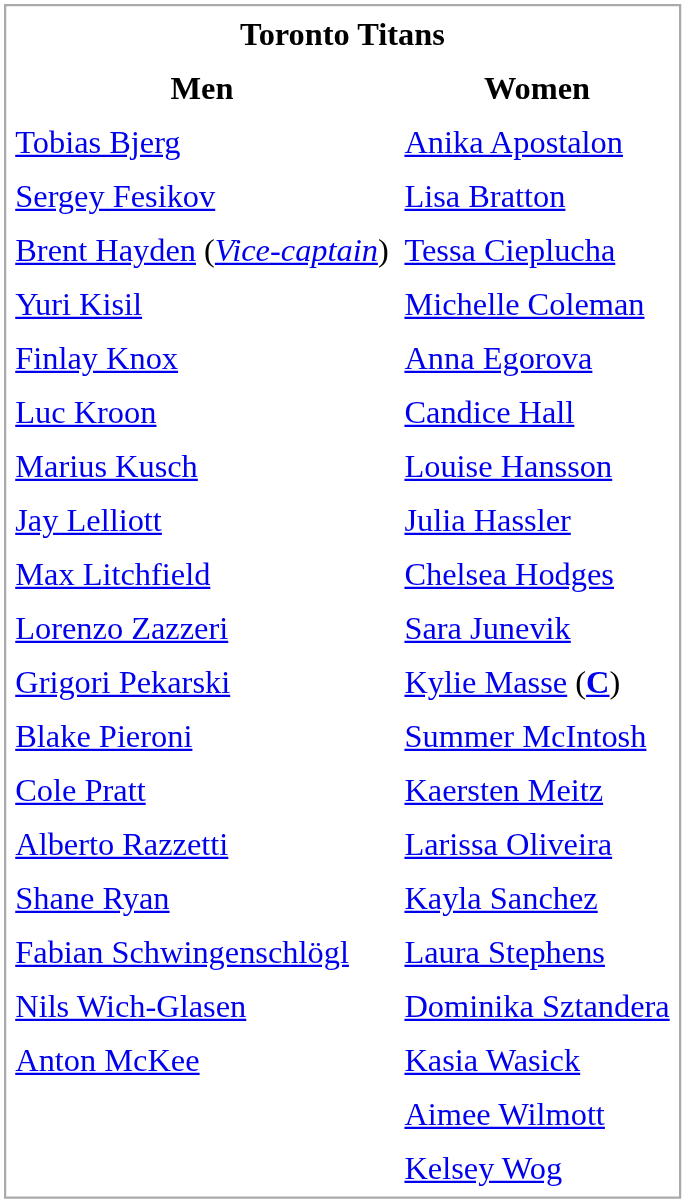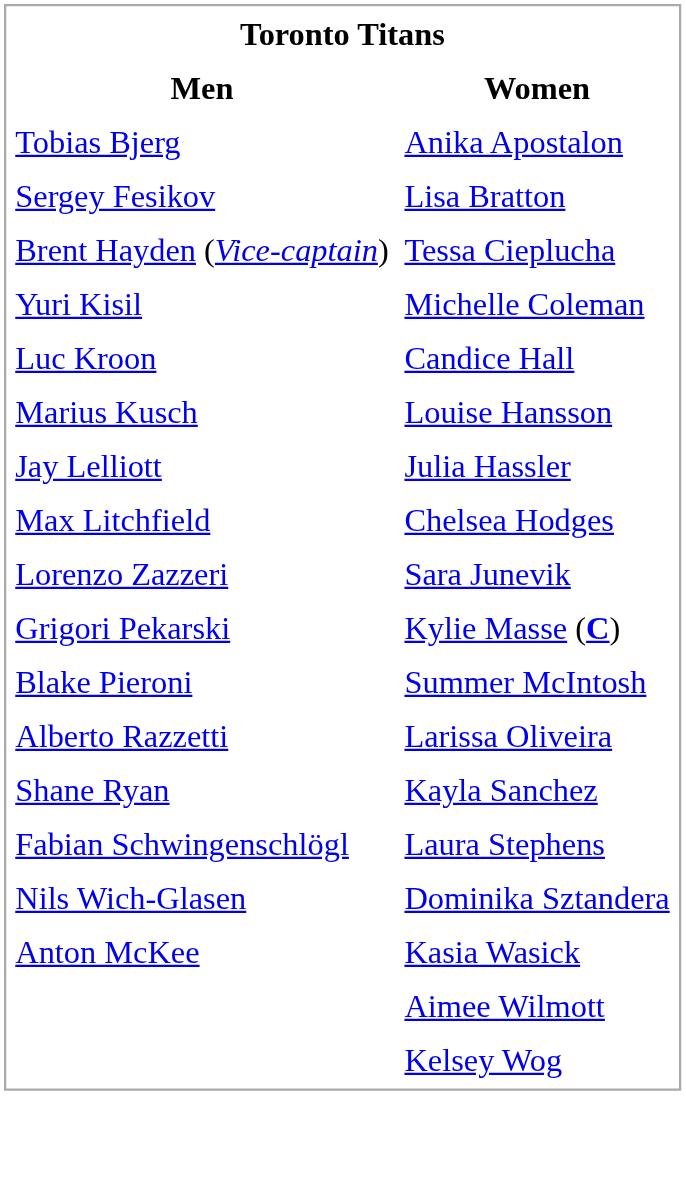- row: (498, 357)
- row: (504, 789)
